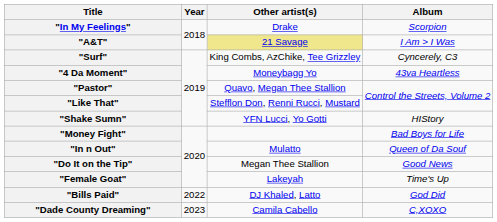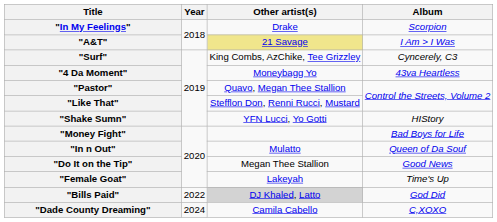(285, 194) no background -> (285, 194) lightgrey background
(194, 210) 2023 -> (194, 210) 2024
